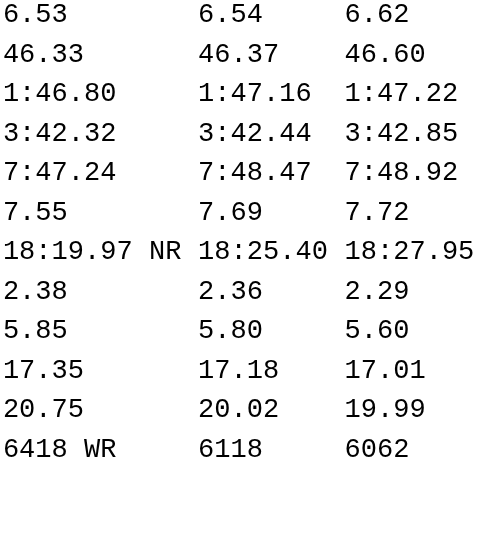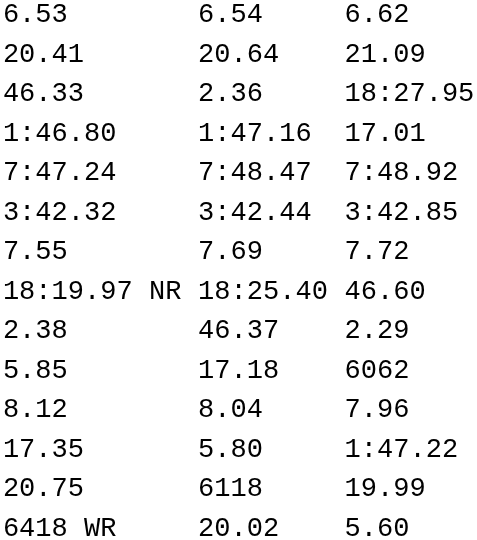+ row: (43, 54)
(239, 54) 46.37 -> (231, 94) 2.36
(385, 54) 46.60 -> (409, 94) 18:27.95
(401, 94) 1:47.22 -> (385, 133) 17.01
rows swapped: (60, 133) <-> (60, 173)
(409, 252) 18:27.95 -> (385, 291) 46.60
(231, 291) 2.36 -> (239, 331) 46.37
(231, 331) 5.80 -> (239, 371) 17.18
(377, 331) 5.60 -> (377, 371) 6062
+ row: (35, 410)
(239, 371) 17.18 -> (231, 450) 5.80
(385, 371) 17.01 -> (401, 450) 1:47.22
(239, 410) 20.02 -> (231, 489) 6118
(231, 450) 6118 -> (239, 529) 20.02
(377, 450) 6062 -> (377, 529) 5.60
